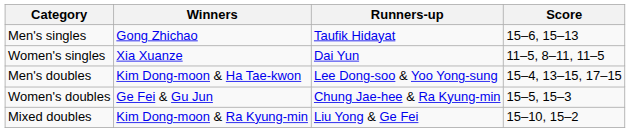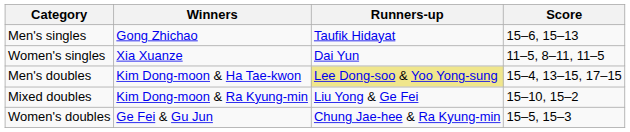(406, 76) no background -> (406, 76) khaki background
rows swapped: (59, 96) <-> (50, 117)
